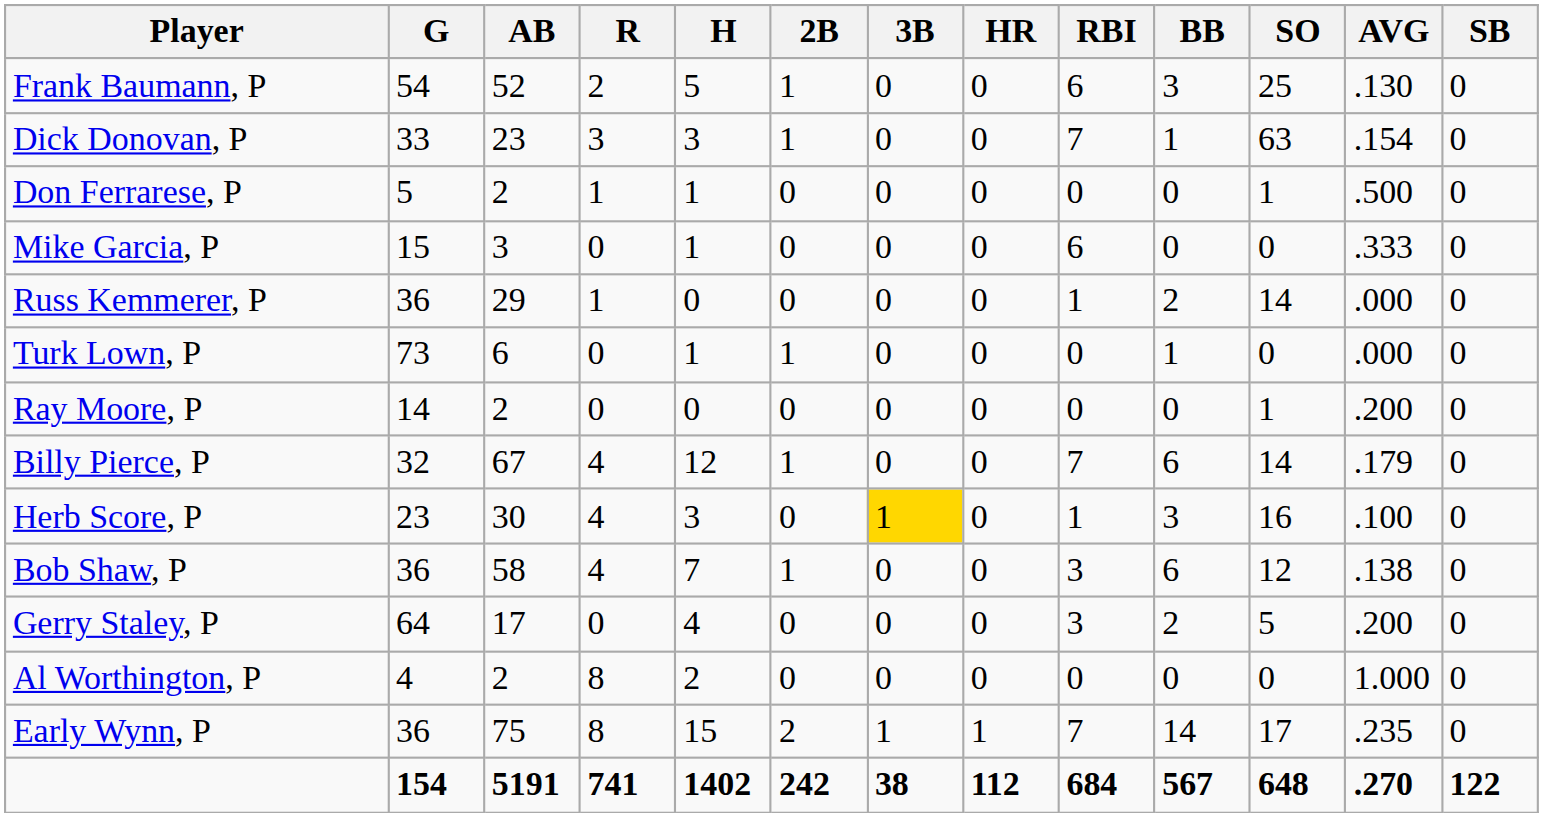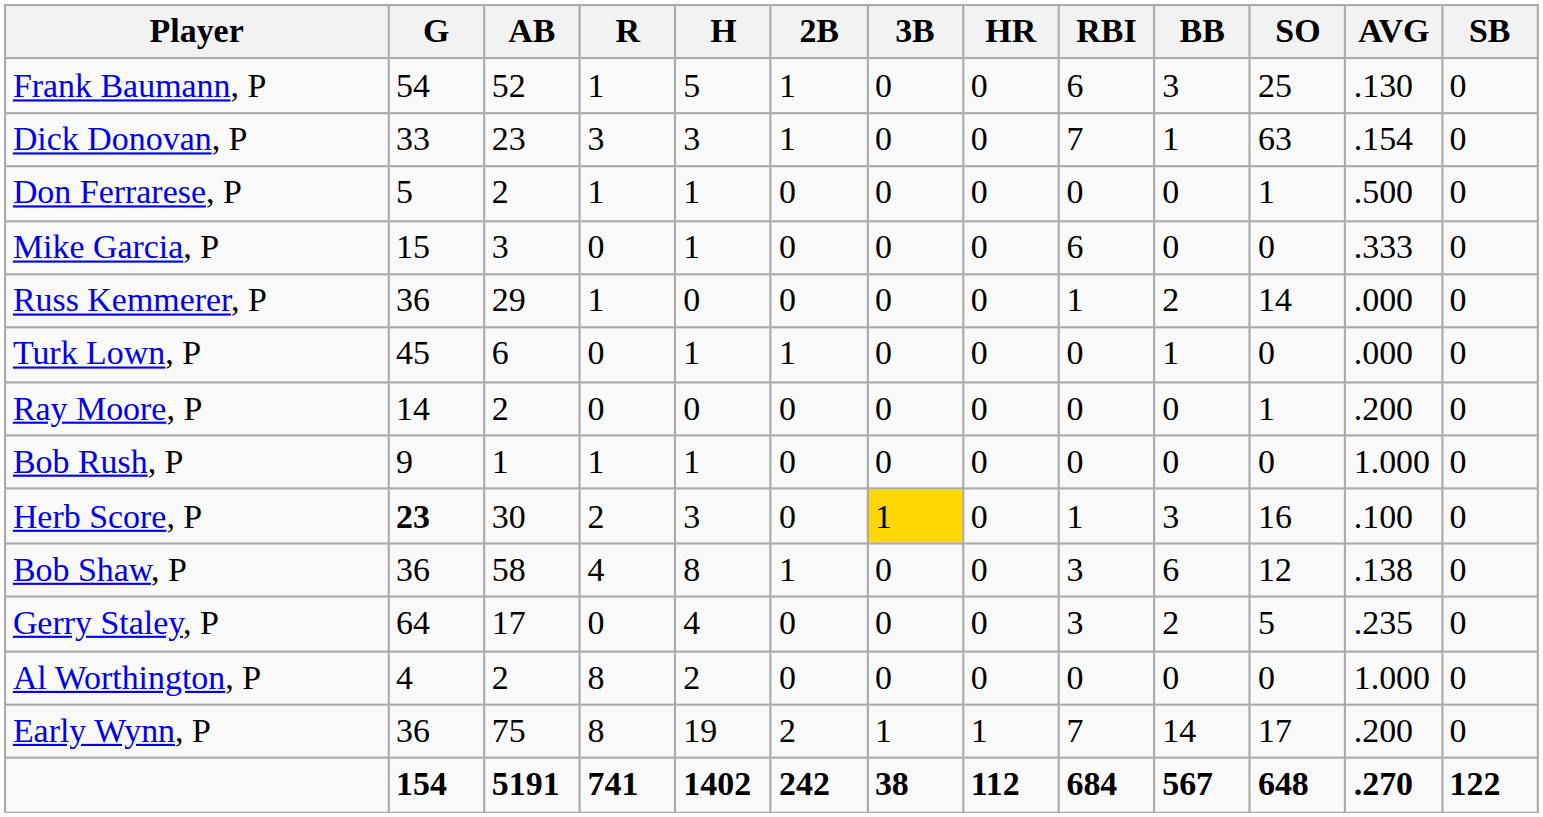(596, 85) 2 -> (596, 85) 1
(413, 354) 73 -> (413, 354) 45
- row: (111, 461)
+ row: (98, 461)
(413, 515) normal -> (413, 515) bold
(596, 515) 4 -> (596, 515) 2
(692, 569) 7 -> (692, 569) 8
(1383, 623) .200 -> (1383, 623) .235
(700, 730) 15 -> (700, 730) 19
(1383, 730) .235 -> (1383, 730) .200
